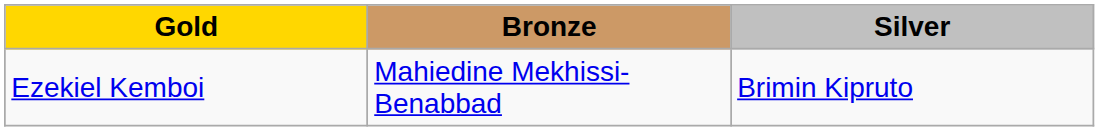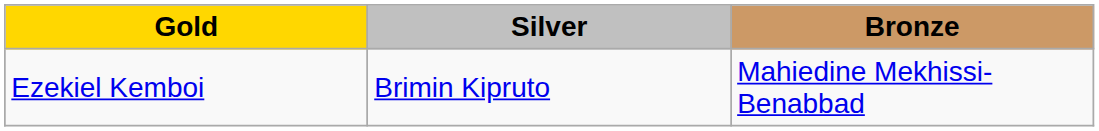columns swapped: (912, 26) <-> (549, 26)
